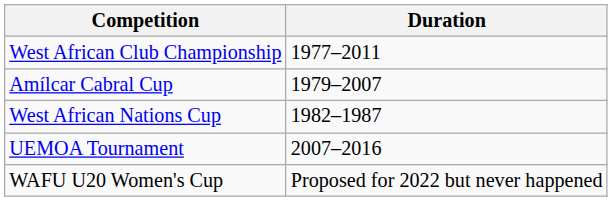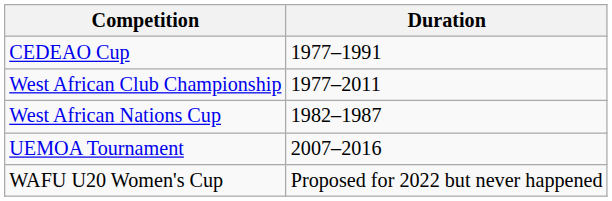+ row: (69, 52)
- row: (91, 84)
